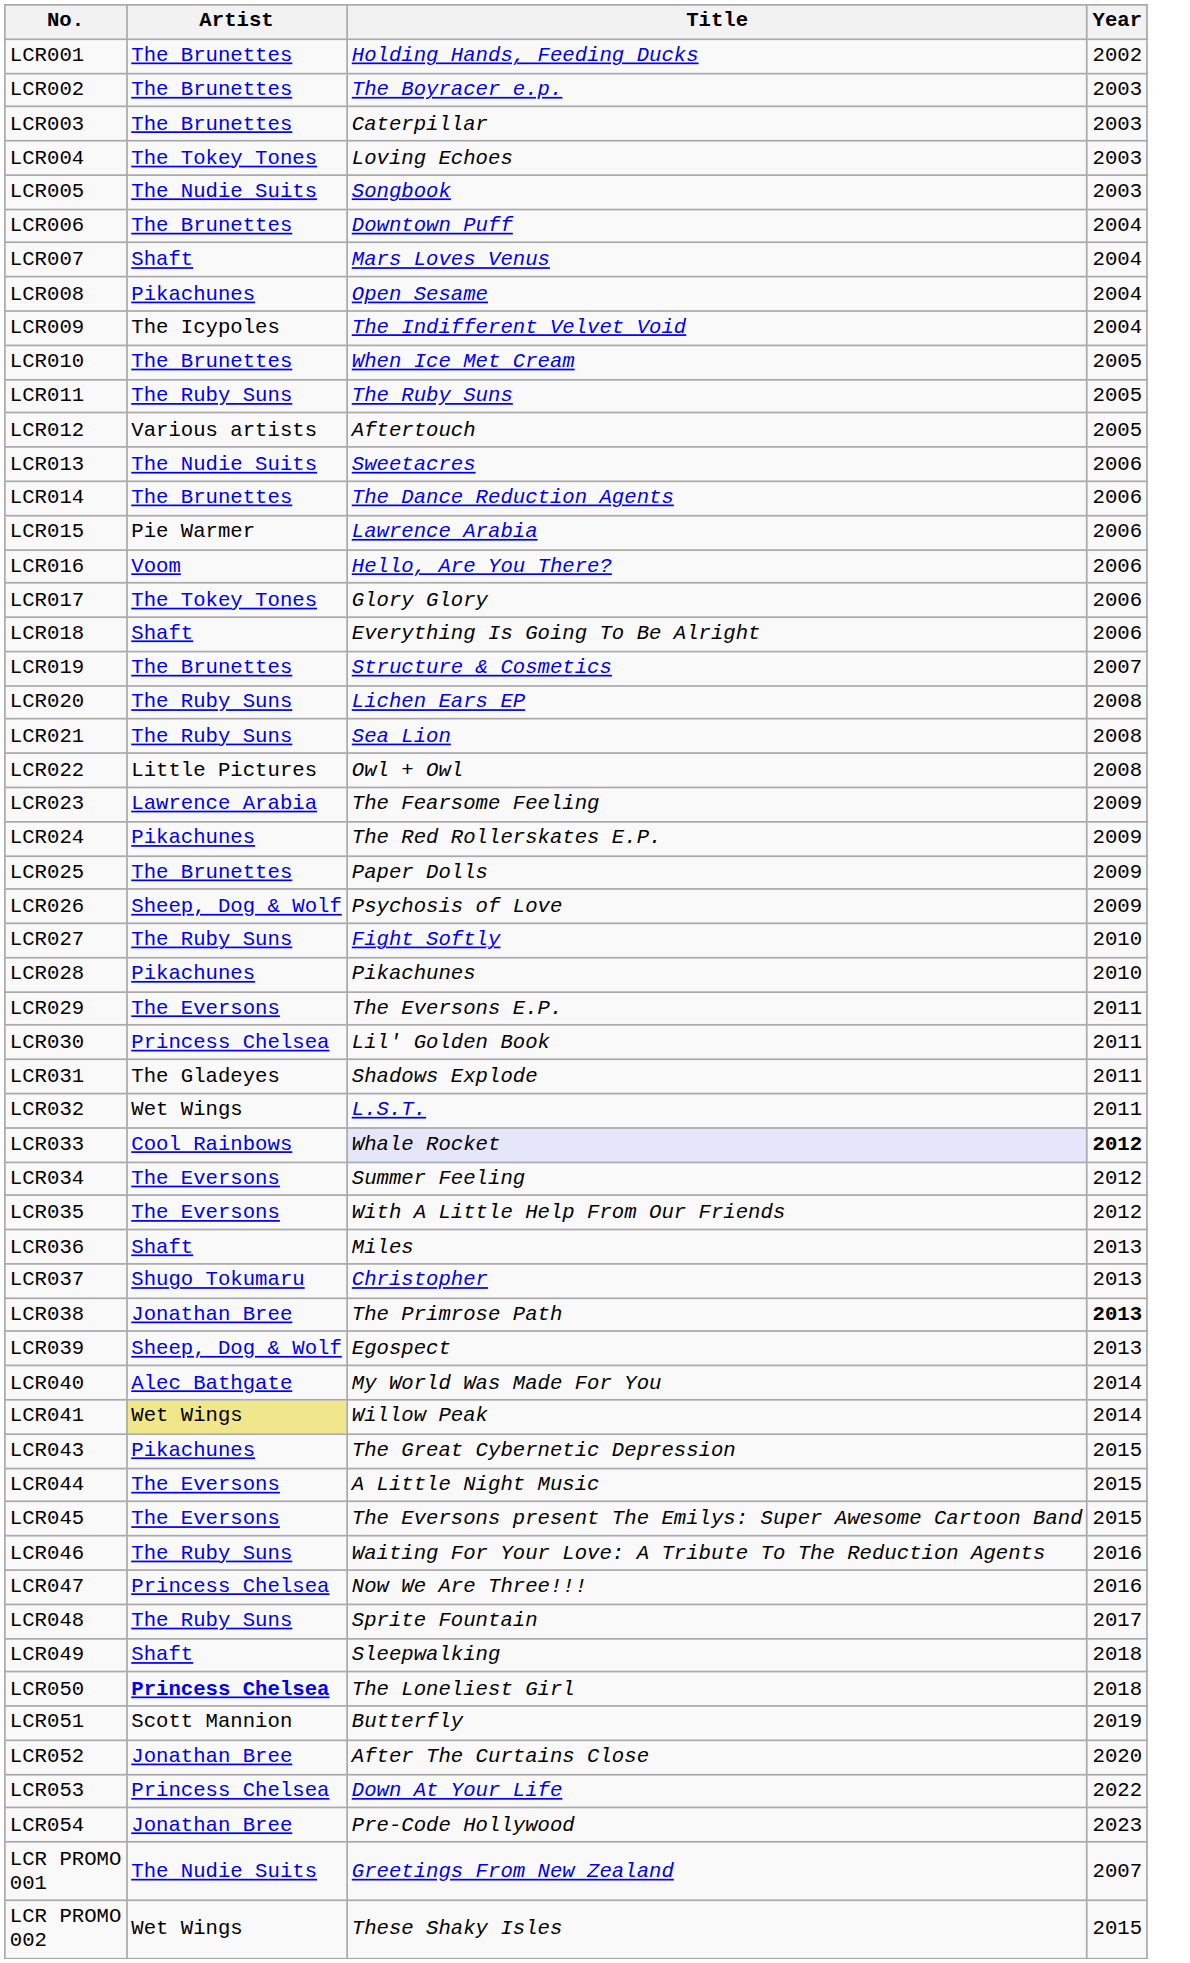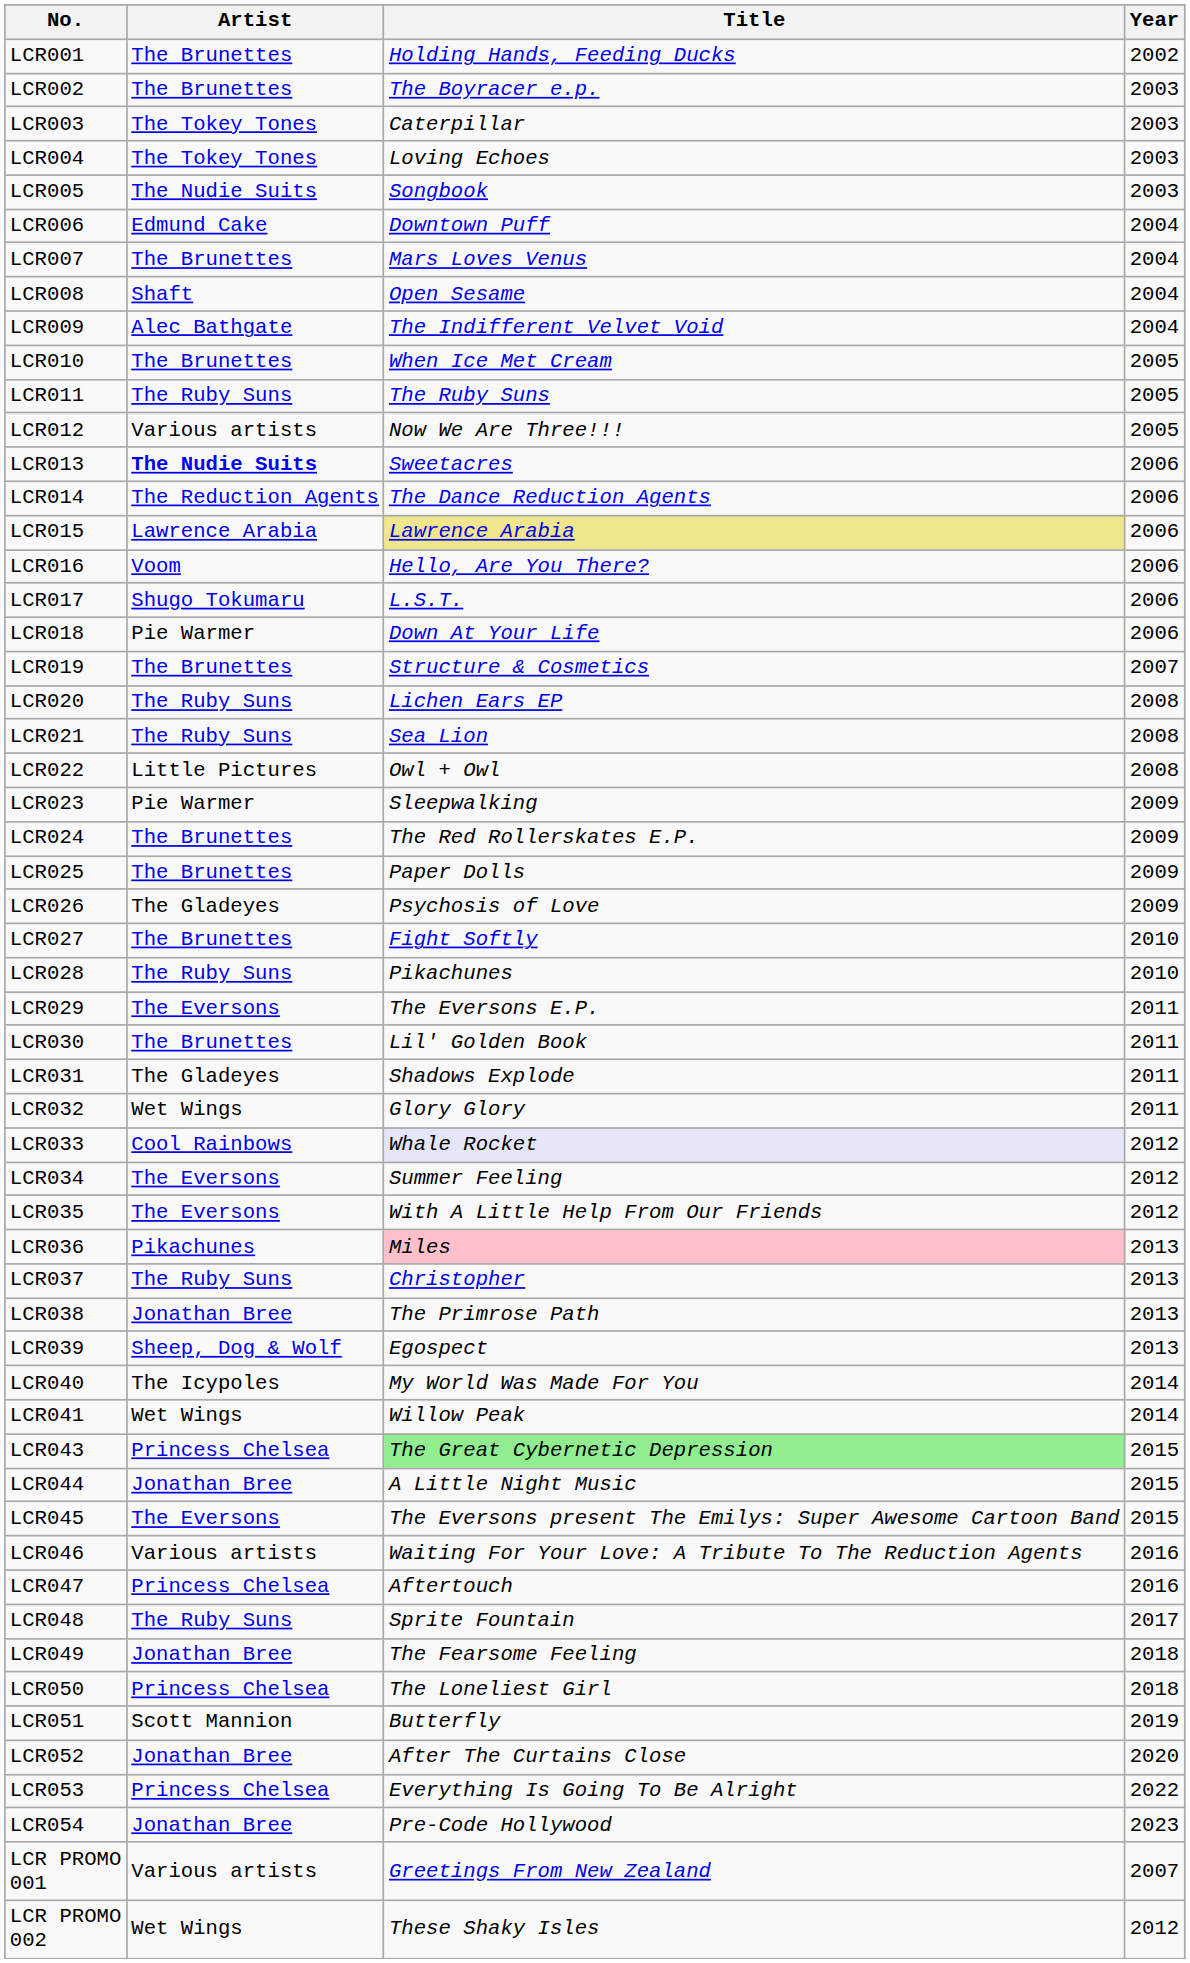(212, 124) The Brunettes -> (224, 124) The Tokey Tones
(212, 226) The Brunettes -> (199, 226) Edmund Cake
(162, 260) Shaft -> (212, 260) The Brunettes
(193, 294) Pikachunes -> (162, 294) Shaft
(206, 328) The Icypoles -> (212, 328) Alec Bathgate
(414, 430) Aftertouch -> (507, 430) Now We Are Three!!!
(224, 464) normal -> (224, 464) bold
(212, 498) The Brunettes -> (255, 498) The Reduction Agents
(193, 532) Pie Warmer -> (224, 532) Lawrence Arabia
(445, 532) no background -> (482, 532) khaki background
(224, 600) The Tokey Tones -> (218, 600) Shugo Tokumaru
(420, 600) Glory Glory -> (426, 600) L.S.T.
(162, 634) Shaft -> (193, 634) Pie Warmer
(556, 634) Everything Is Going To Be Alright -> (494, 634) Down At Your Life
(224, 804) Lawrence Arabia -> (193, 804) Pie Warmer
(476, 804) The Fearsome Feeling -> (463, 804) Sleepwalking
(193, 838) Pikachunes -> (212, 838) The Brunettes
(237, 906) Sheep, Dog & Wolf -> (206, 906) The Gladeyes
(212, 941) The Ruby Suns -> (212, 941) The Brunettes
(193, 975) Pikachunes -> (212, 975) The Ruby Suns
(230, 1043) Princess Chelsea -> (212, 1043) The Brunettes
(389, 1111) L.S.T. -> (457, 1111) Glory Glory
(1117, 1145) bold -> (1154, 1145) normal
(162, 1247) Shaft -> (193, 1247) Pikachunes
(383, 1247) no background -> (420, 1247) pink background
(218, 1281) Shugo Tokumaru -> (212, 1281) The Ruby Suns
(1117, 1315) bold -> (1154, 1315) normal
(212, 1383) Alec Bathgate -> (206, 1383) The Icypoles
(187, 1417) khaki background -> (187, 1417) no background
(193, 1451) Pikachunes -> (230, 1451) Princess Chelsea
(544, 1451) no background -> (581, 1451) lightgreen background
(206, 1485) The Eversons -> (212, 1485) Jonathan Bree
(212, 1553) The Ruby Suns -> (224, 1553) Various artists
(469, 1587) Now We Are Three!!! -> (451, 1587) Aftertouch
(162, 1655) Shaft -> (212, 1655) Jonathan Bree
(426, 1655) Sleepwalking -> (513, 1655) The Fearsome Feeling
(230, 1689) bold -> (230, 1689) normal
(457, 1791) Down At Your Life -> (593, 1791) Everything Is Going To Be Alright
(224, 1871) The Nudie Suits -> (224, 1871) Various artists
(1117, 1929) 2015 -> (1154, 1929) 2012
